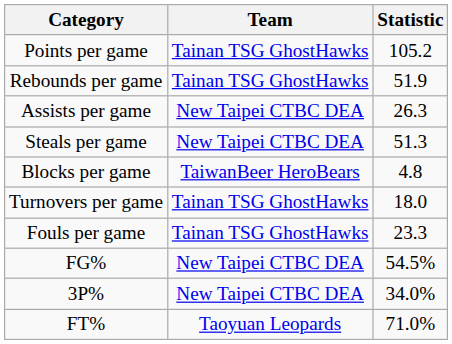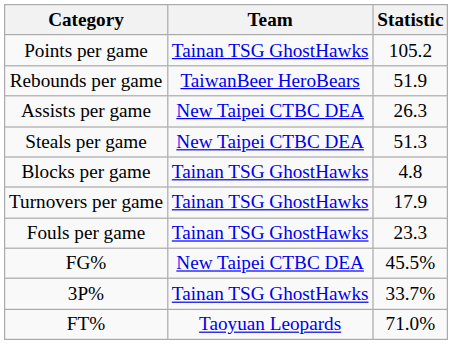(270, 80) Tainan TSG GhostHawks -> (270, 80) TaiwanBeer HeroBears
(270, 171) TaiwanBeer HeroBears -> (270, 171) Tainan TSG GhostHawks
(410, 202) 18.0 -> (410, 202) 17.9
(410, 263) 54.5% -> (410, 263) 45.5%
(270, 293) New Taipei CTBC DEA -> (270, 293) Tainan TSG GhostHawks
(410, 293) 34.0% -> (410, 293) 33.7%
